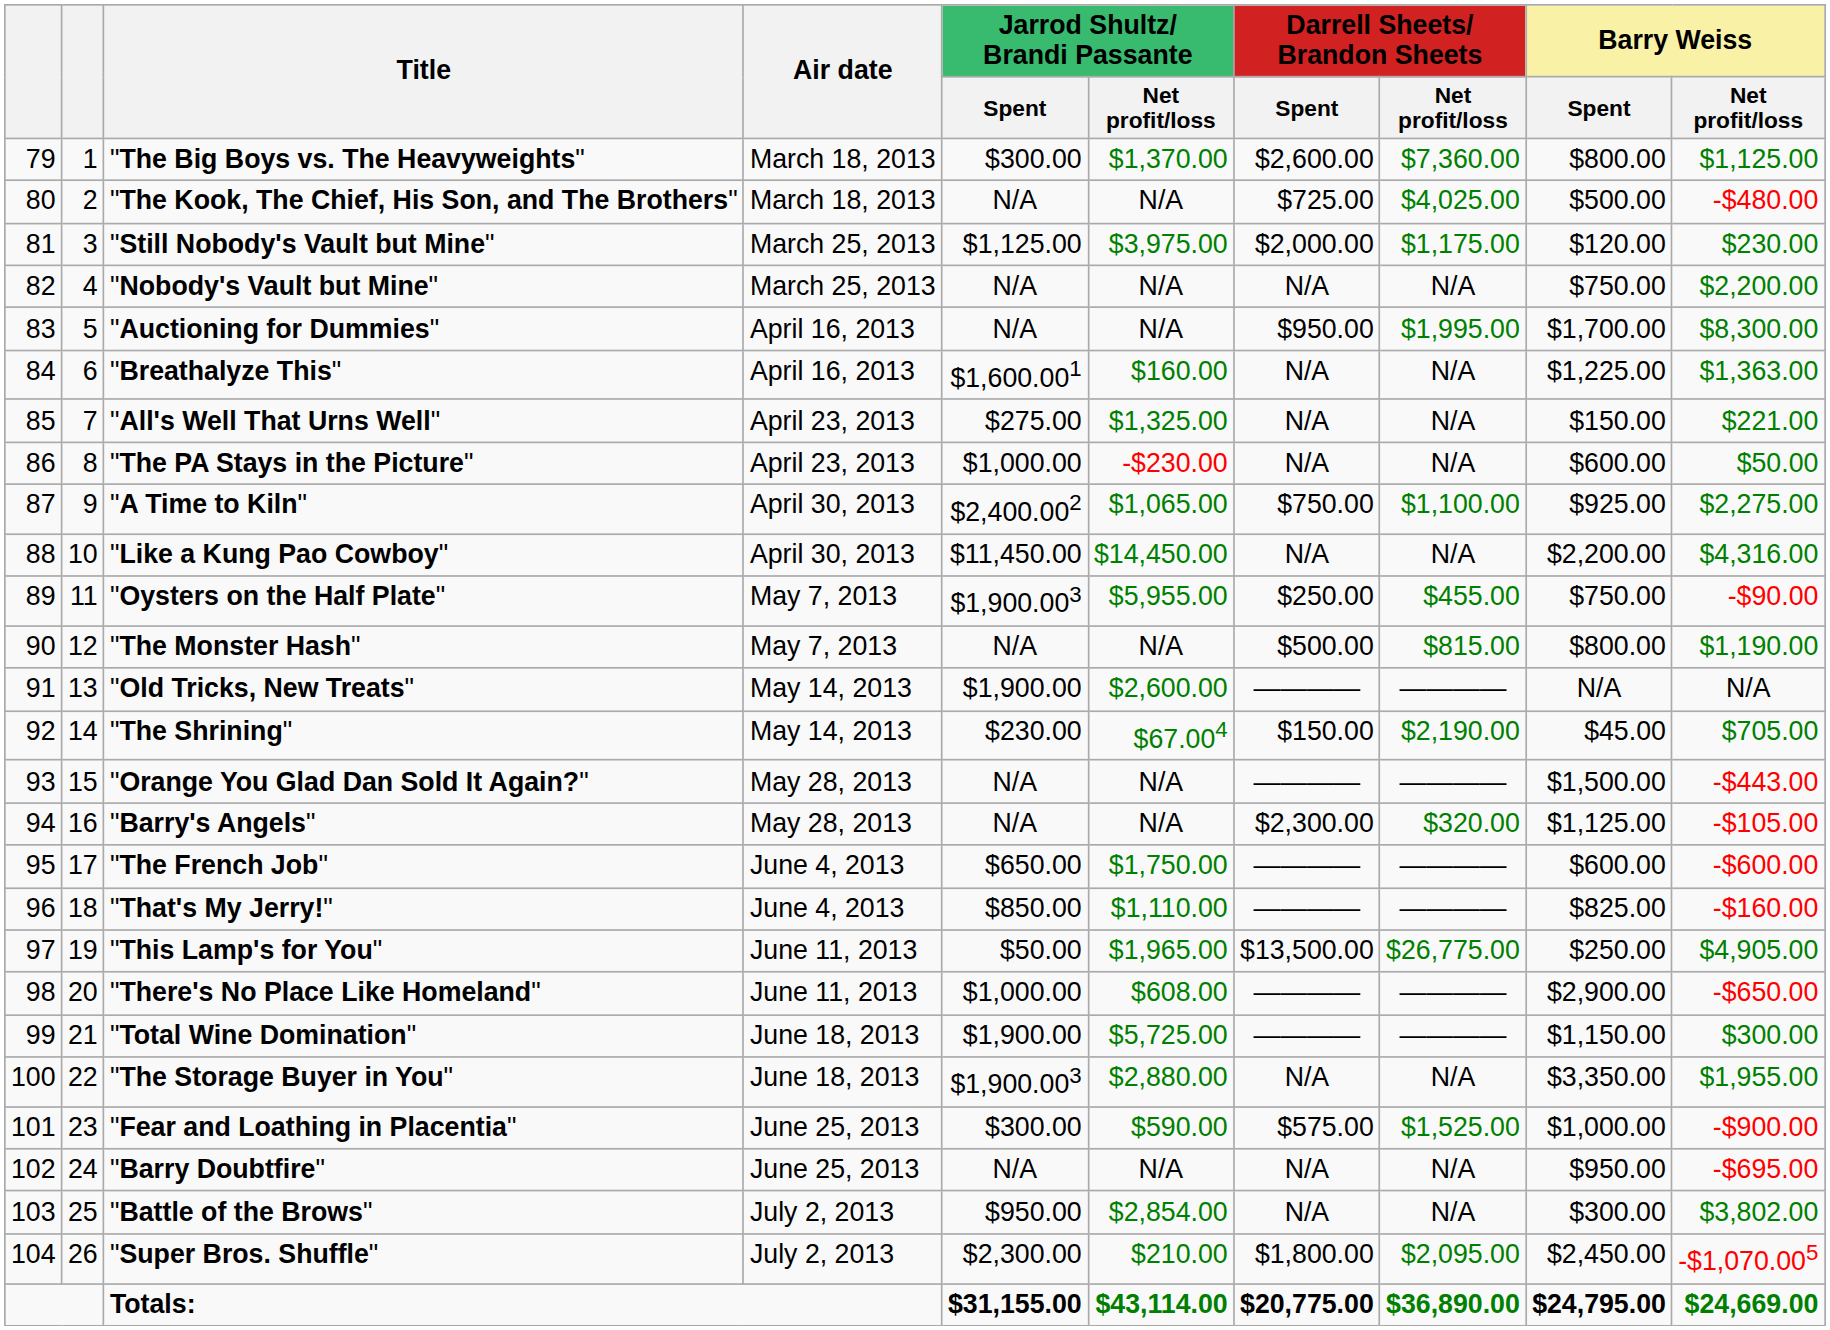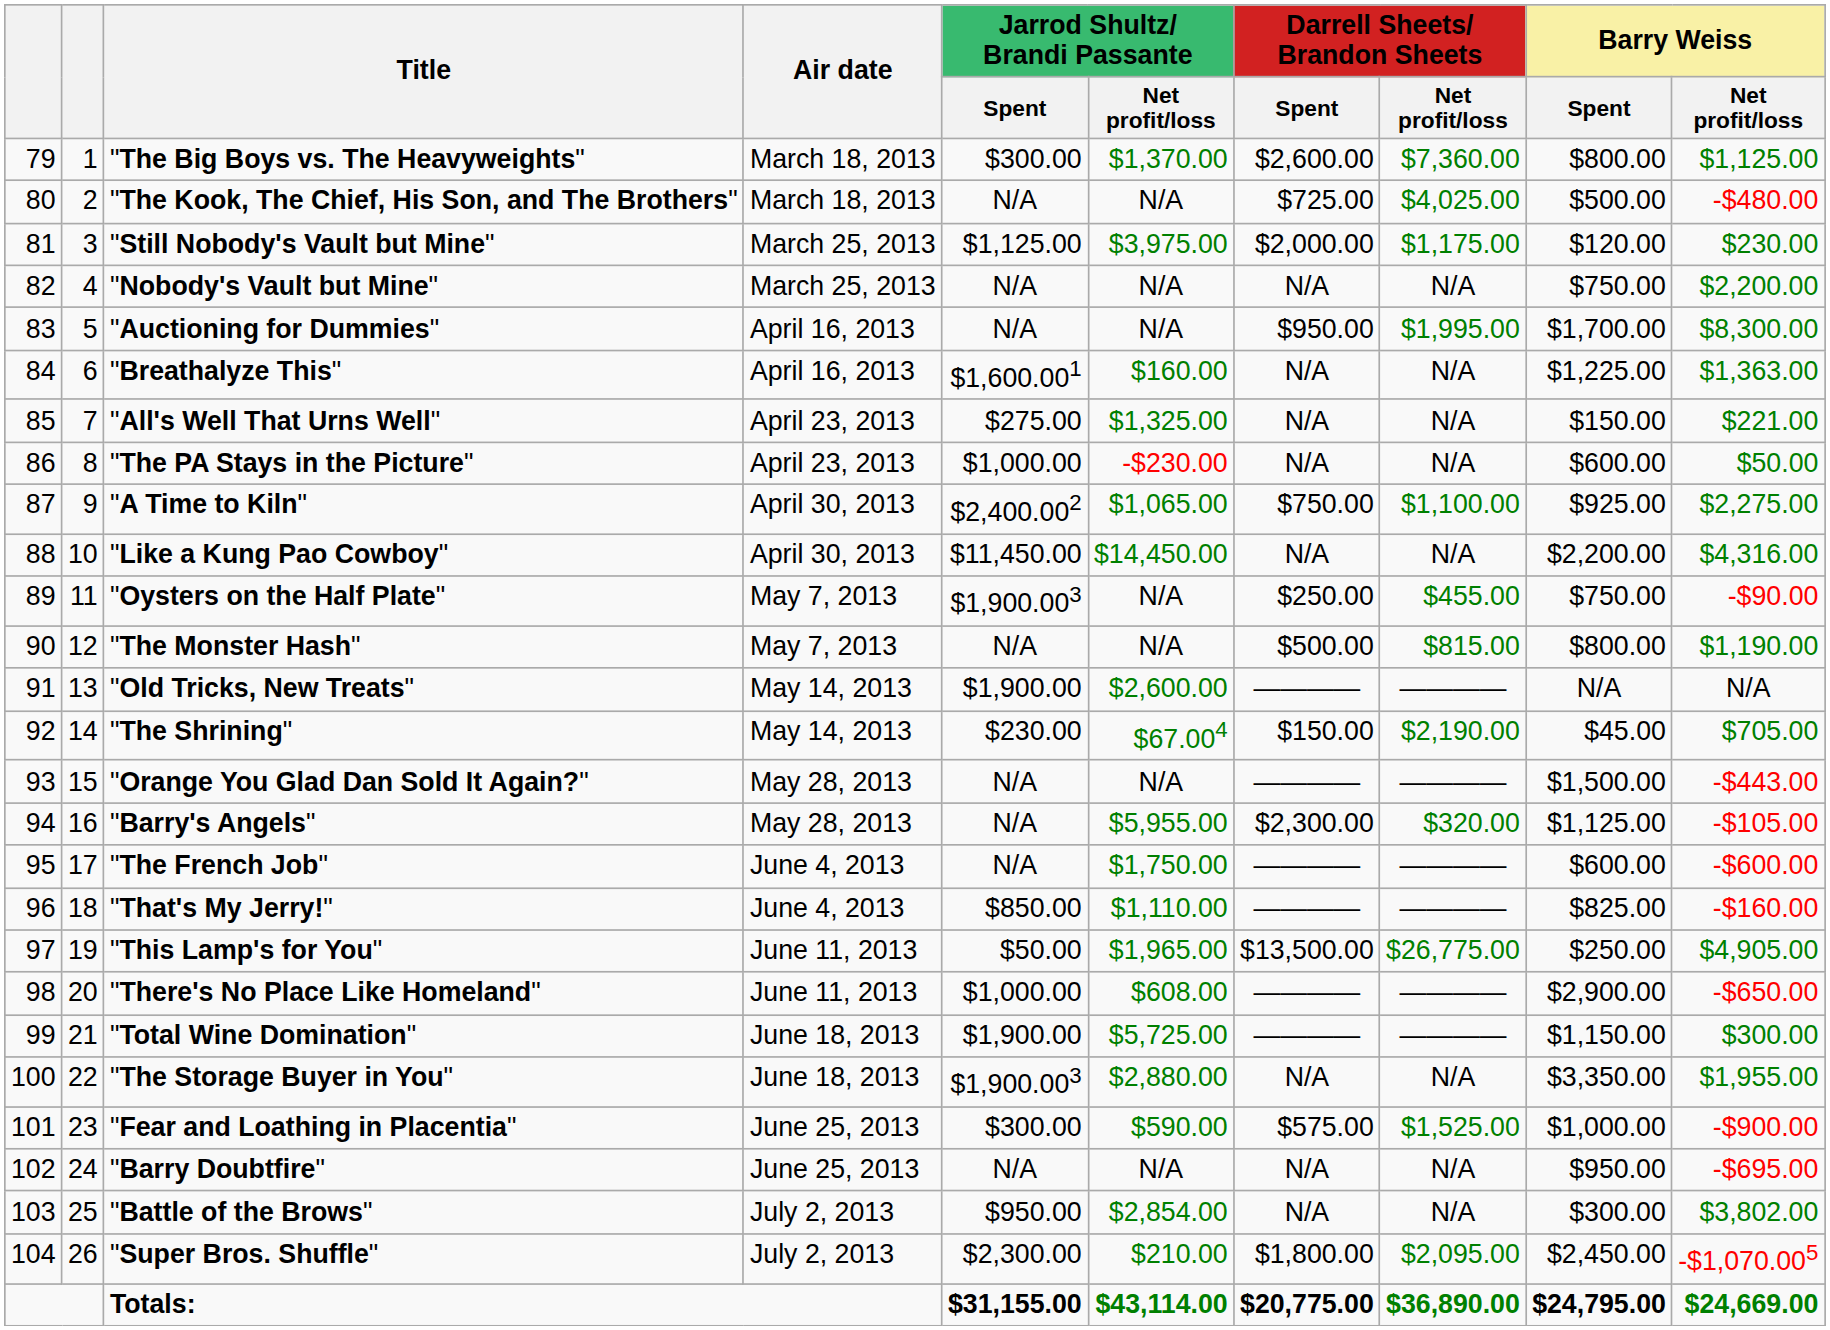(1168, 597) $5,955.00 -> (1161, 597) N/A
(1161, 823) N/A -> (1168, 823) $5,955.00
(1033, 865) $650.00 -> (1015, 865) N/A
